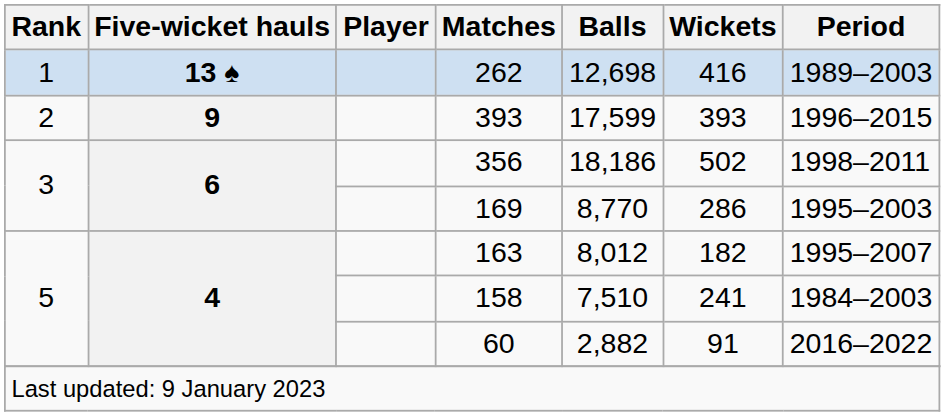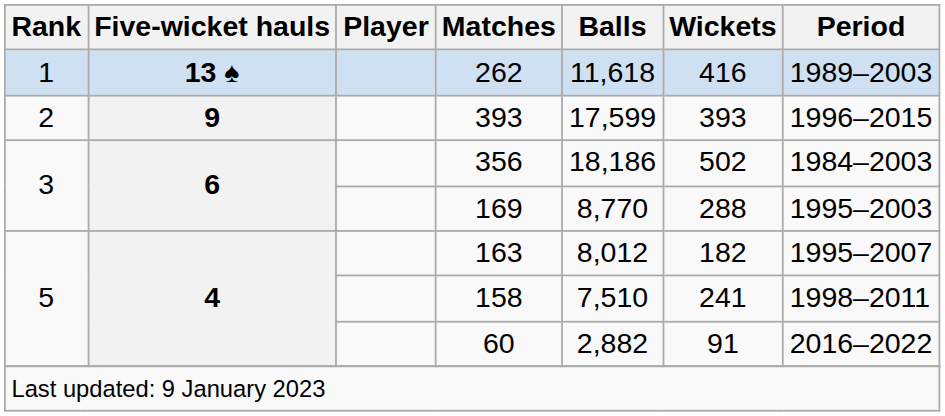(613, 72) 12,698 -> (613, 72) 11,618
(860, 162) 1998–2011 -> (861, 162) 1984–2003
(723, 207) 286 -> (723, 207) 288
(861, 298) 1984–2003 -> (860, 298) 1998–2011
